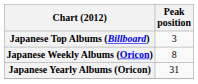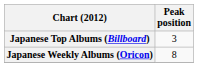- row: (80, 70)
